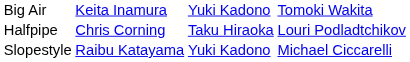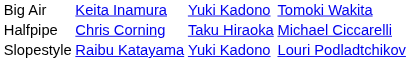(342, 30) Louri Podladtchikov -> (335, 30) Michael Ciccarelli
(335, 50) Michael Ciccarelli -> (342, 50) Louri Podladtchikov
